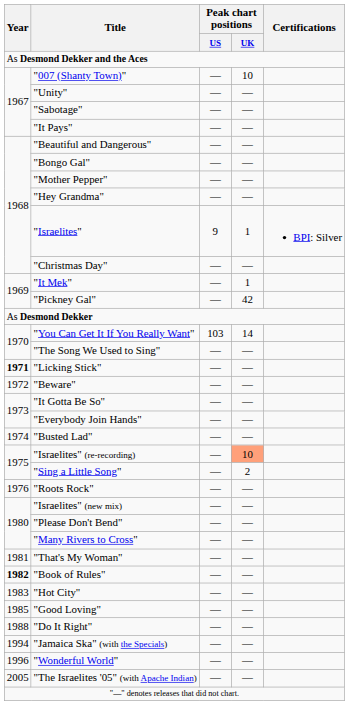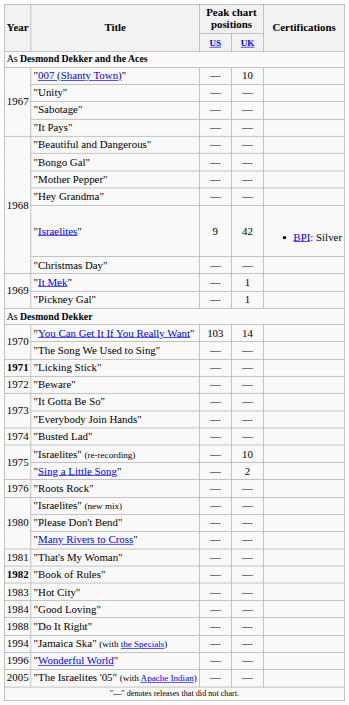(248, 231) 1 -> (248, 231) 42
(248, 299) 42 -> (248, 299) 1
(248, 454) lightsalmon background -> (248, 454) no background
(18, 609) 1985 -> (18, 609) 1984
